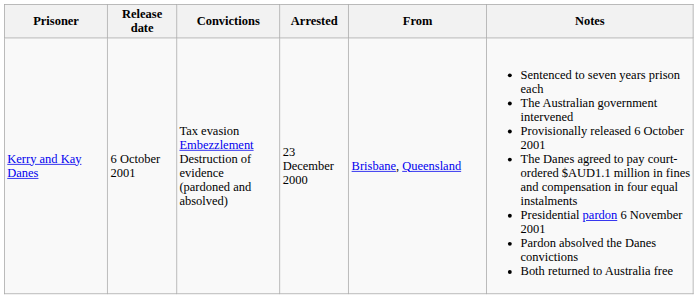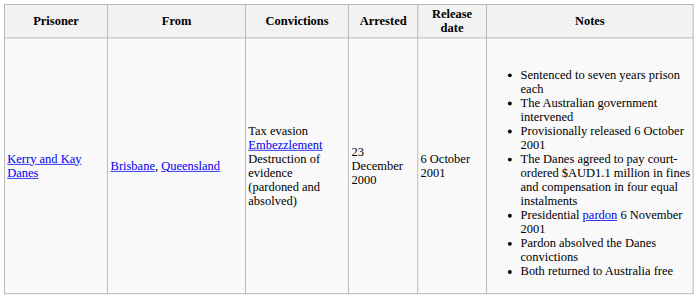columns swapped: (418, 21) <-> (142, 21)
